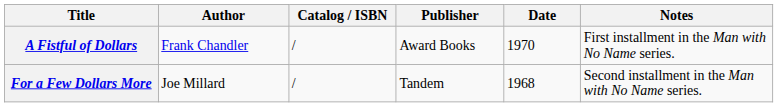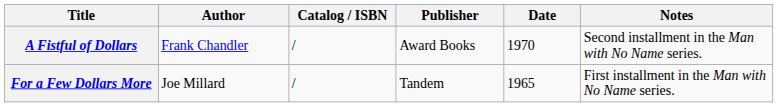(675, 45) First installment in the Man with No Name series. -> (669, 45) Second installment in the Man with No Name series.
(521, 83) 1968 -> (521, 83) 1965
(669, 83) Second installment in the Man with No Name series. -> (675, 83) First installment in the Man with No Name series.
